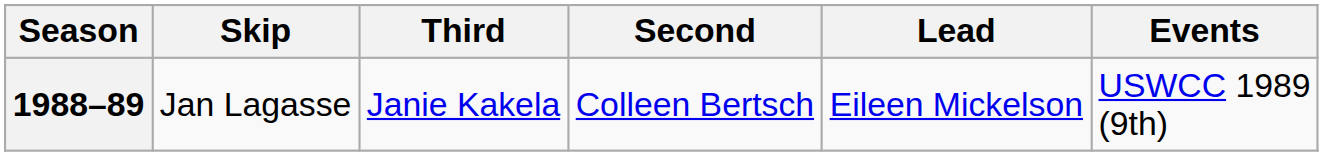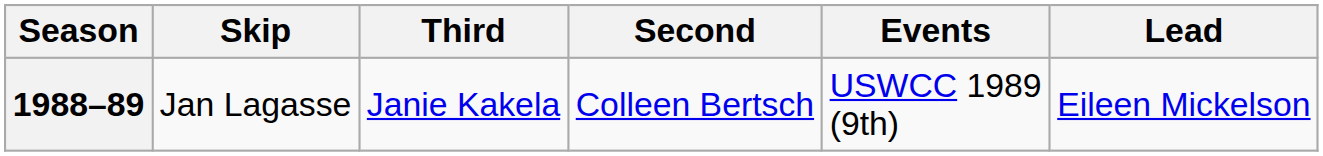columns swapped: (956, 31) <-> (1205, 31)
